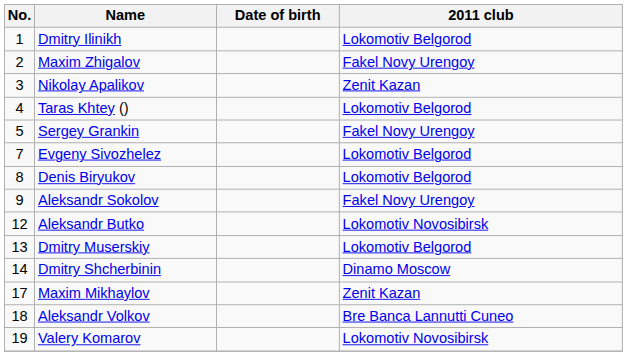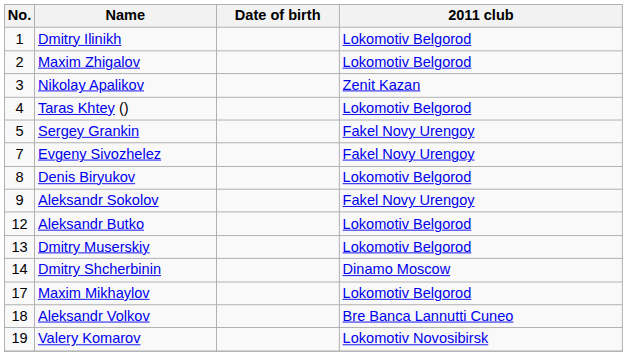(409, 62) Fakel Novy Urengoy -> (407, 62) Lokomotiv Belgorod
(407, 154) Lokomotiv Belgorod -> (409, 154) Fakel Novy Urengoy
(415, 223) Lokomotiv Novosibirsk -> (407, 223) Lokomotiv Belgorod
(381, 293) Zenit Kazan -> (407, 293) Lokomotiv Belgorod
